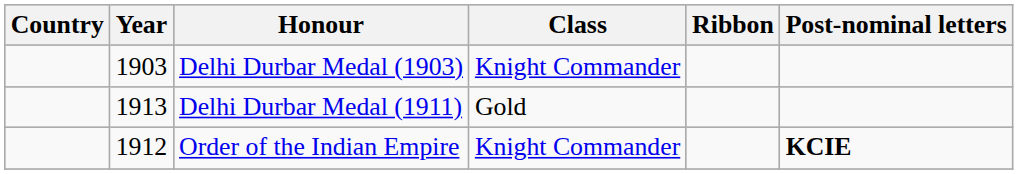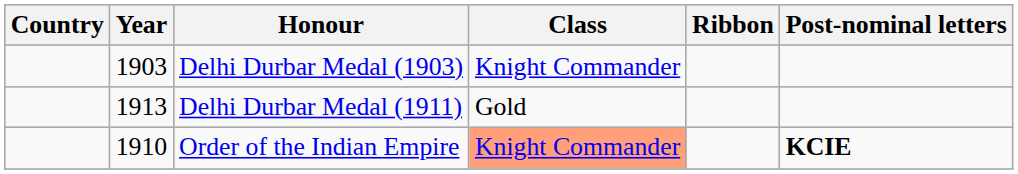(141, 147) 1912 -> (141, 147) 1910
(578, 147) no background -> (578, 147) lightsalmon background
